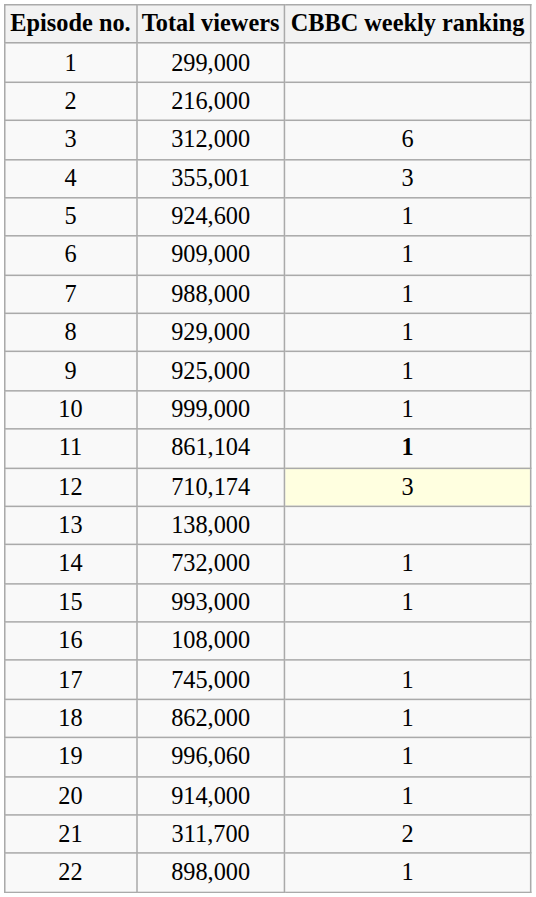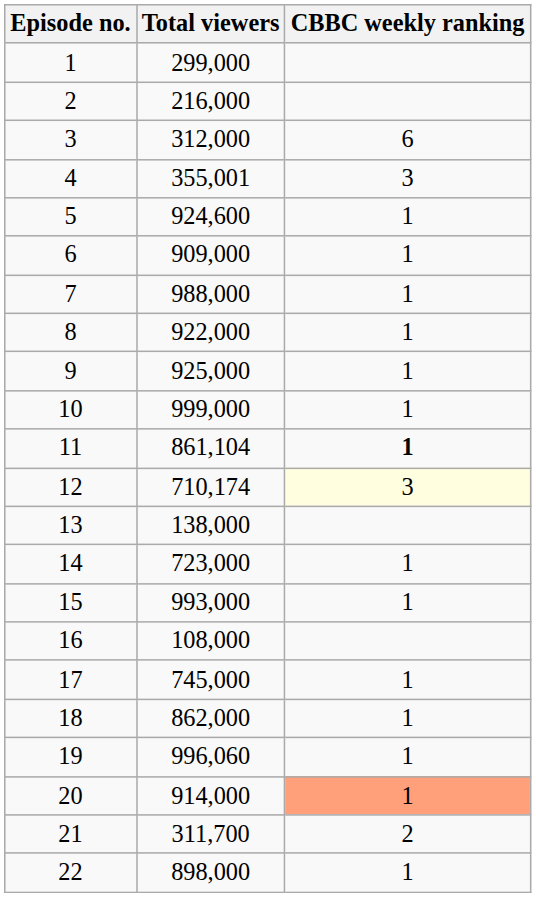(211, 332) 929,000 -> (211, 332) 922,000
(211, 563) 732,000 -> (211, 563) 723,000
(408, 795) no background -> (408, 795) lightsalmon background
